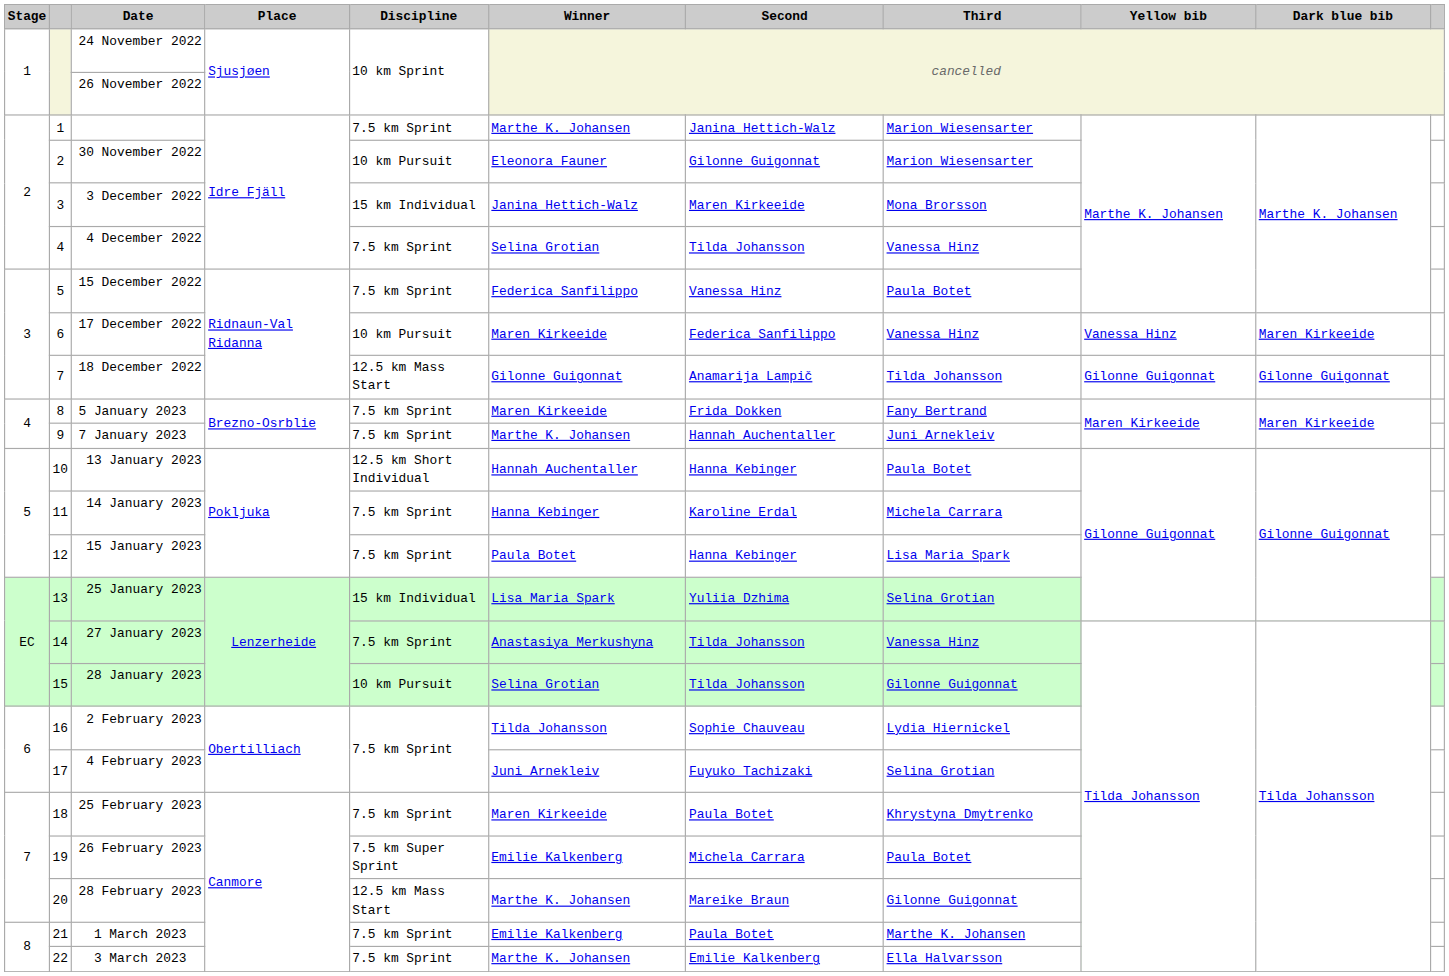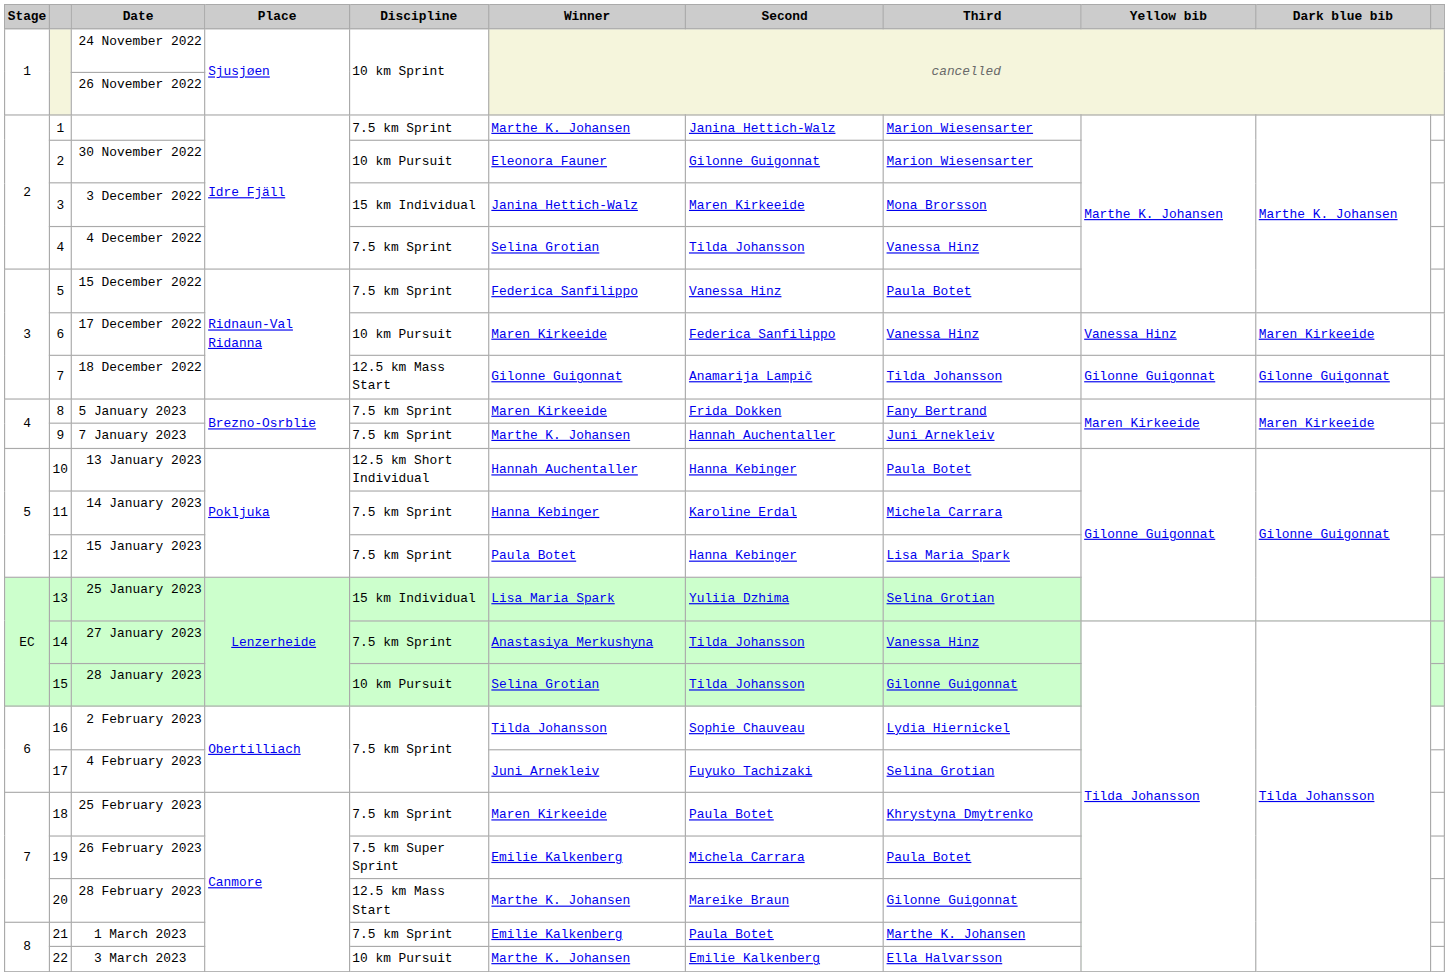(402, 959) 7.5 km Sprint -> (402, 959) 10 km Pursuit
